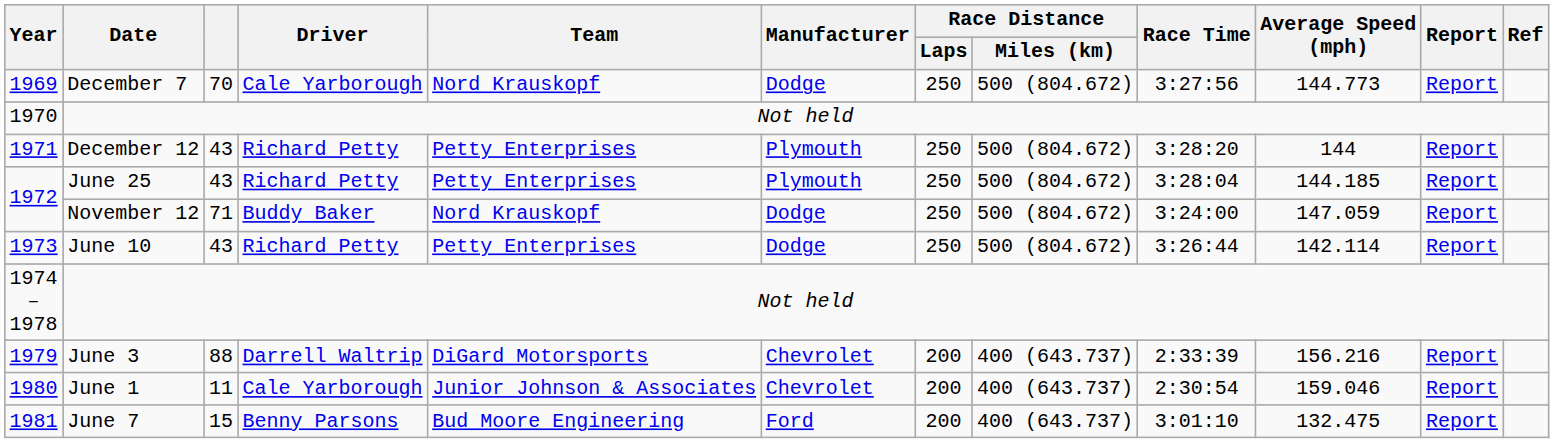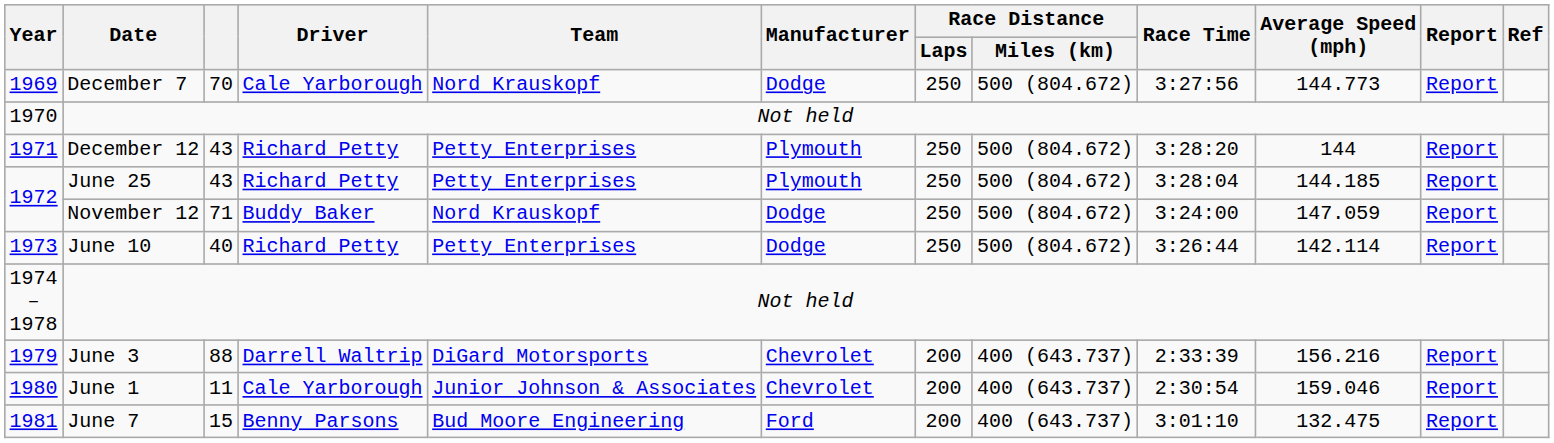(221, 247) 43 -> (221, 247) 40
